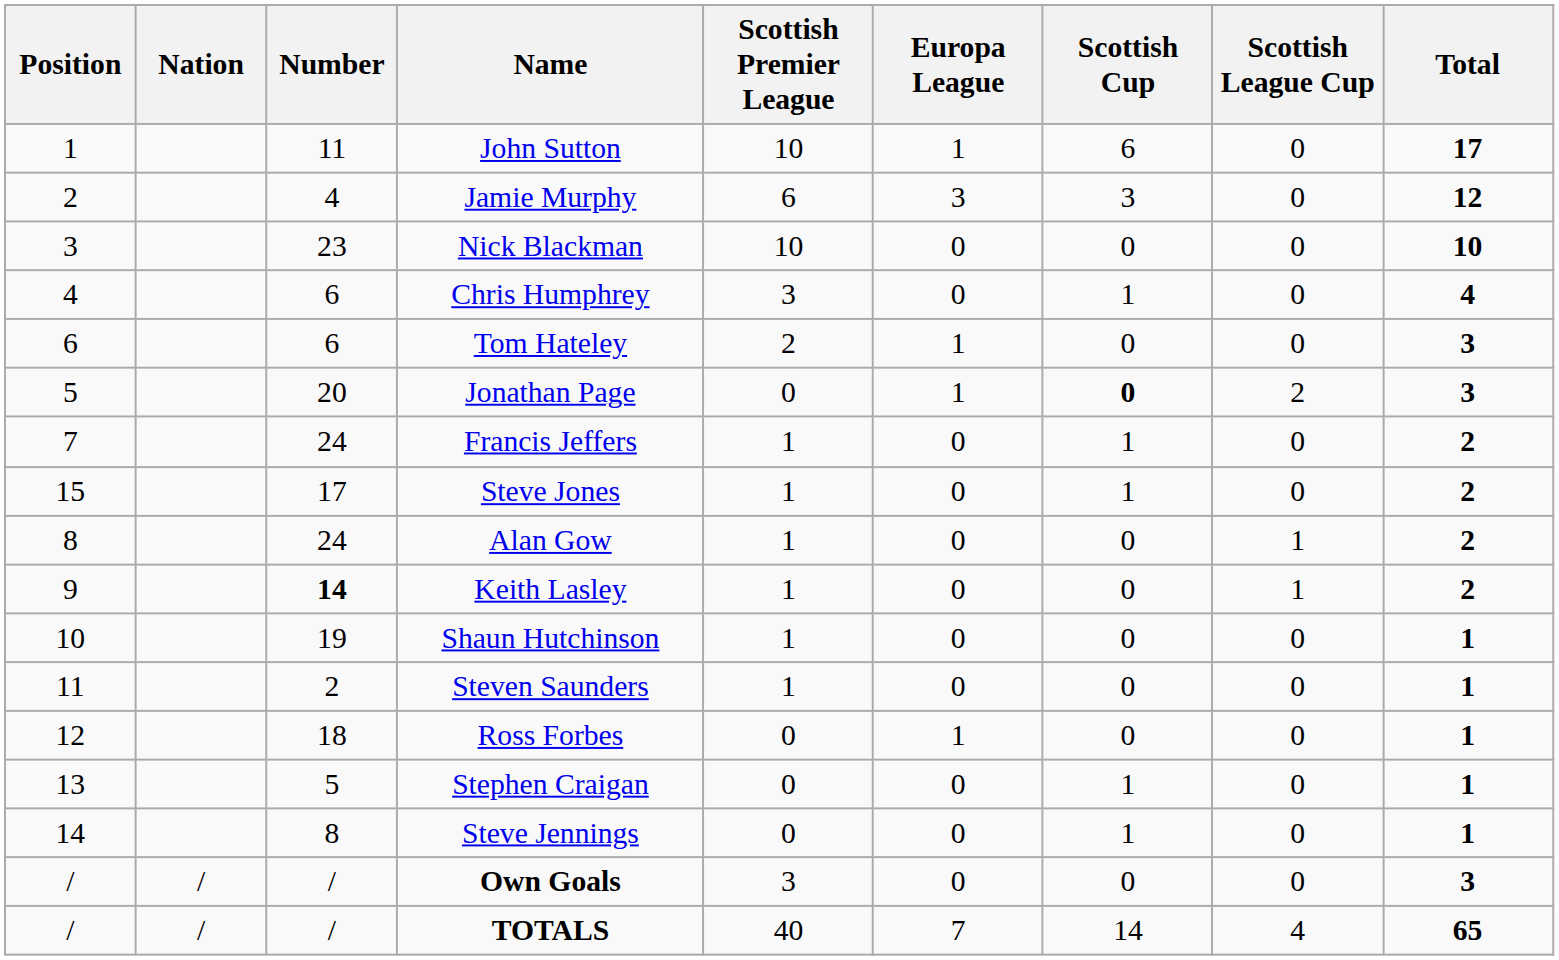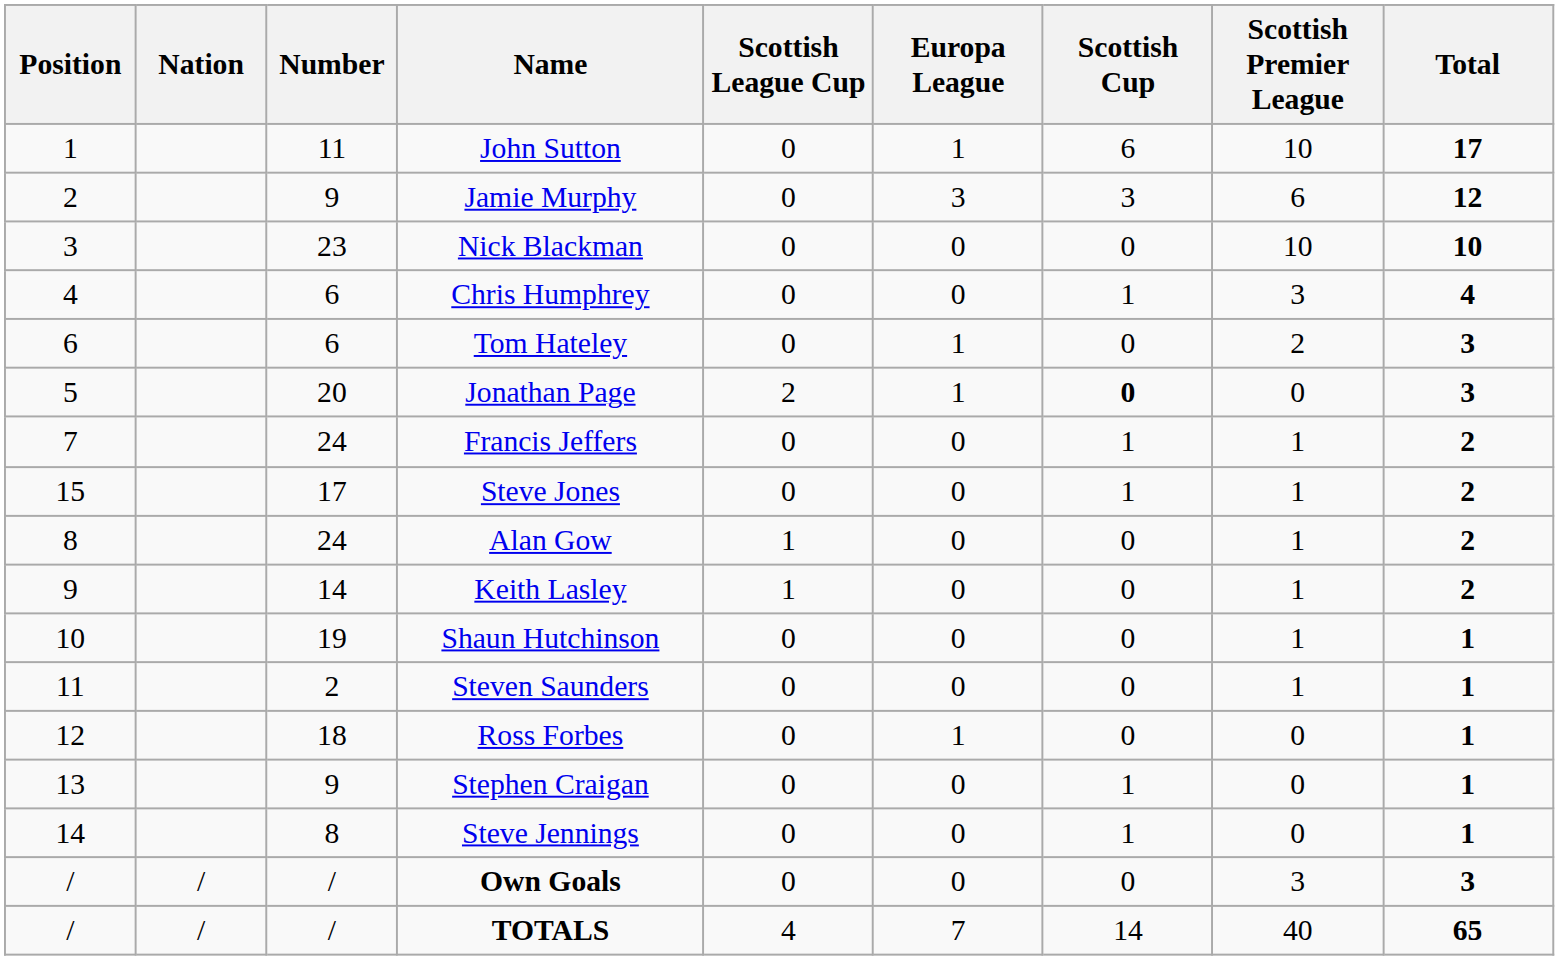columns swapped: (788, 64) <-> (1298, 64)
(332, 197) 4 -> (332, 197) 9
(332, 588) bold -> (332, 588) normal
(332, 783) 5 -> (332, 783) 9
